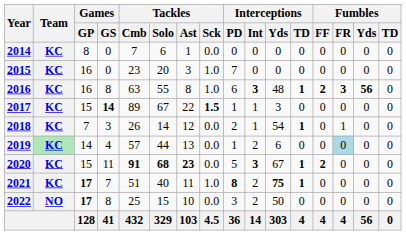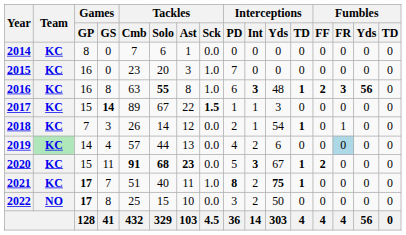(163, 88) normal -> (163, 88) bold
(234, 145) 1 -> (234, 145) 4
